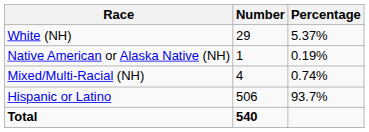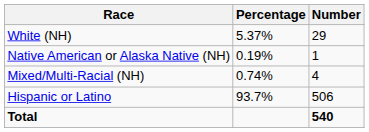columns swapped: (260, 14) <-> (326, 14)
